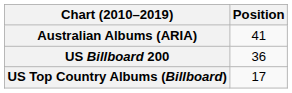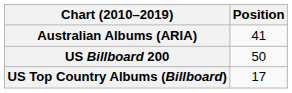(259, 56) 36 -> (259, 56) 50
